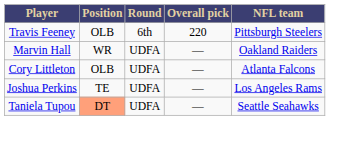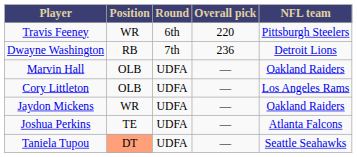(102, 32) OLB -> (130, 32) WR
+ row: (56, 50)
(102, 50) WR -> (130, 69) OLB
(278, 69) Atlanta Falcons -> (306, 87) Los Angeles Rams
+ row: (56, 106)
(278, 87) Los Angeles Rams -> (306, 124) Atlanta Falcons
